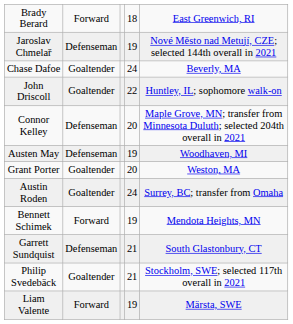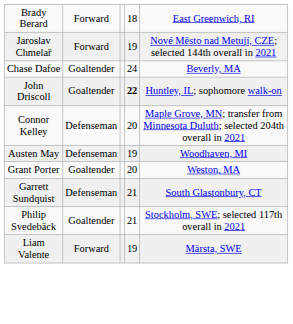(91, 46) Defenseman -> (91, 46) Forward
(132, 91) normal -> (132, 91) bold
- row: (34, 192)
- row: (34, 220)
